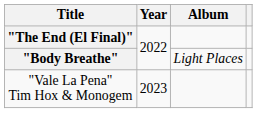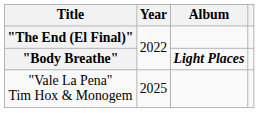(208, 59) normal -> (209, 59) bold
(153, 88) 2023 -> (153, 88) 2025
